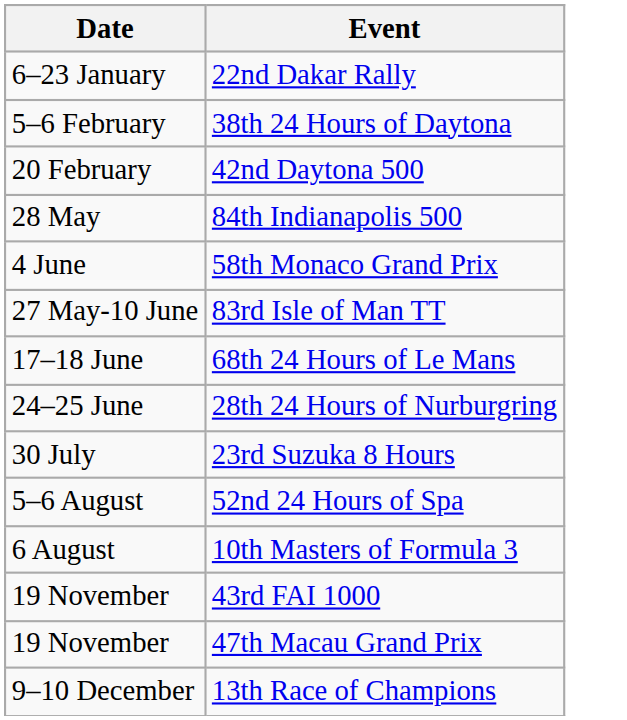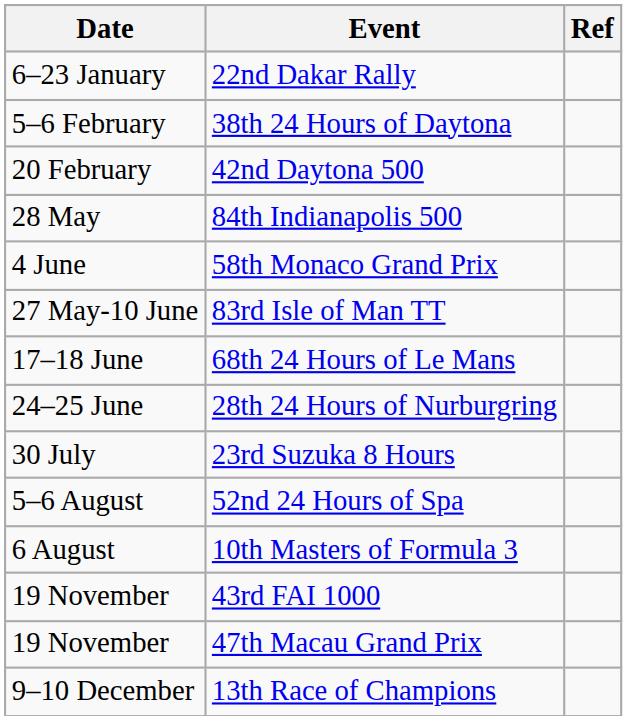+ column: (592, 27)
